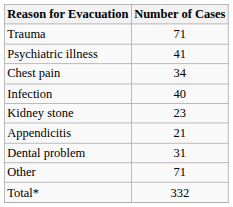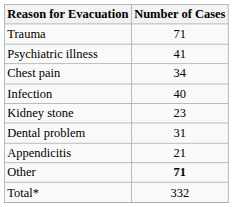rows swapped: (39, 133) <-> (46, 152)
(180, 172) normal -> (180, 172) bold
